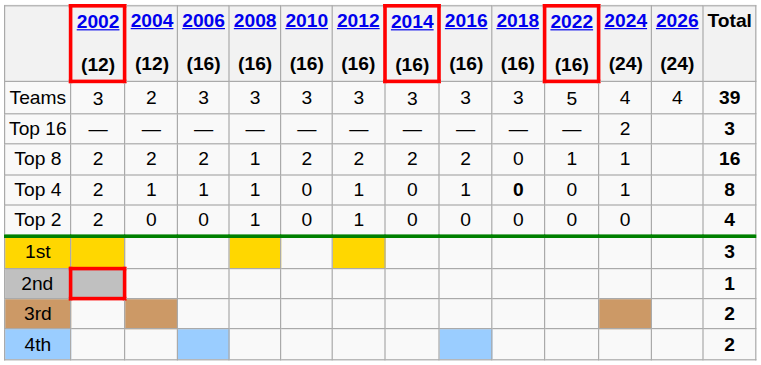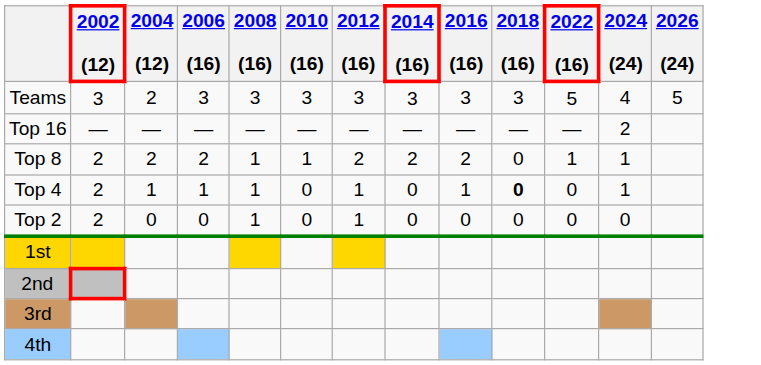- column: (730, 20)
(677, 97) 4 -> (677, 97) 5
(307, 159) 2 -> (307, 159) 1
